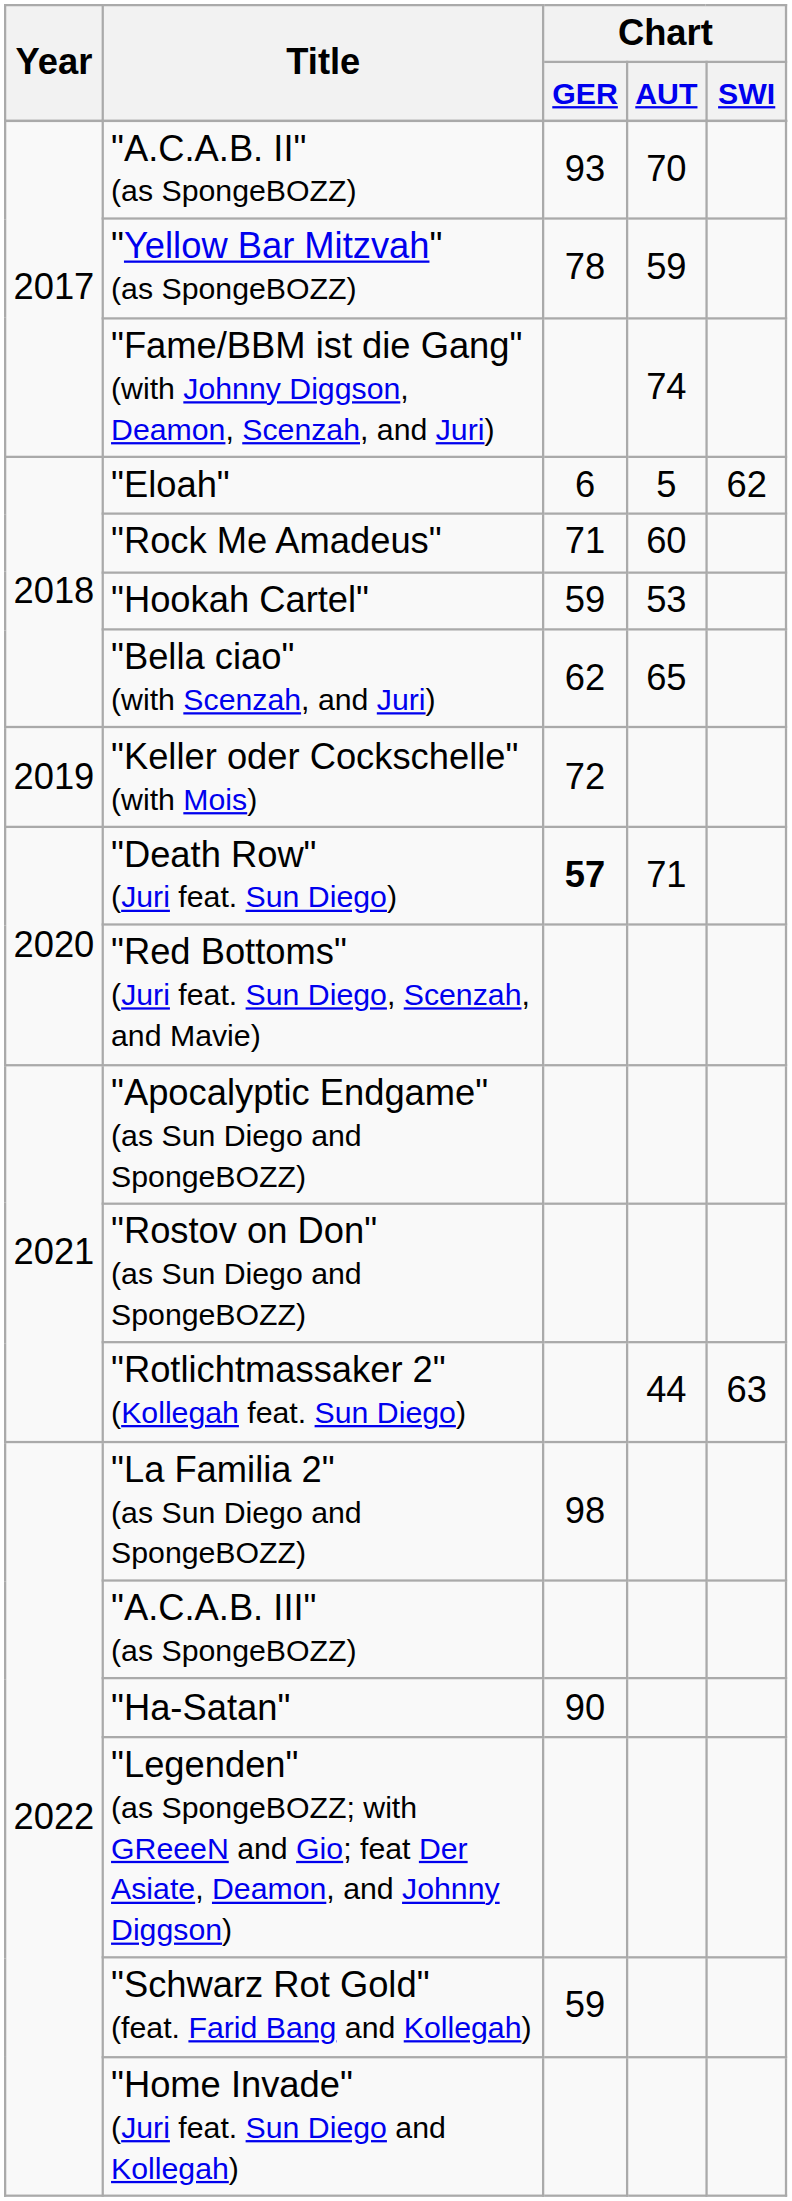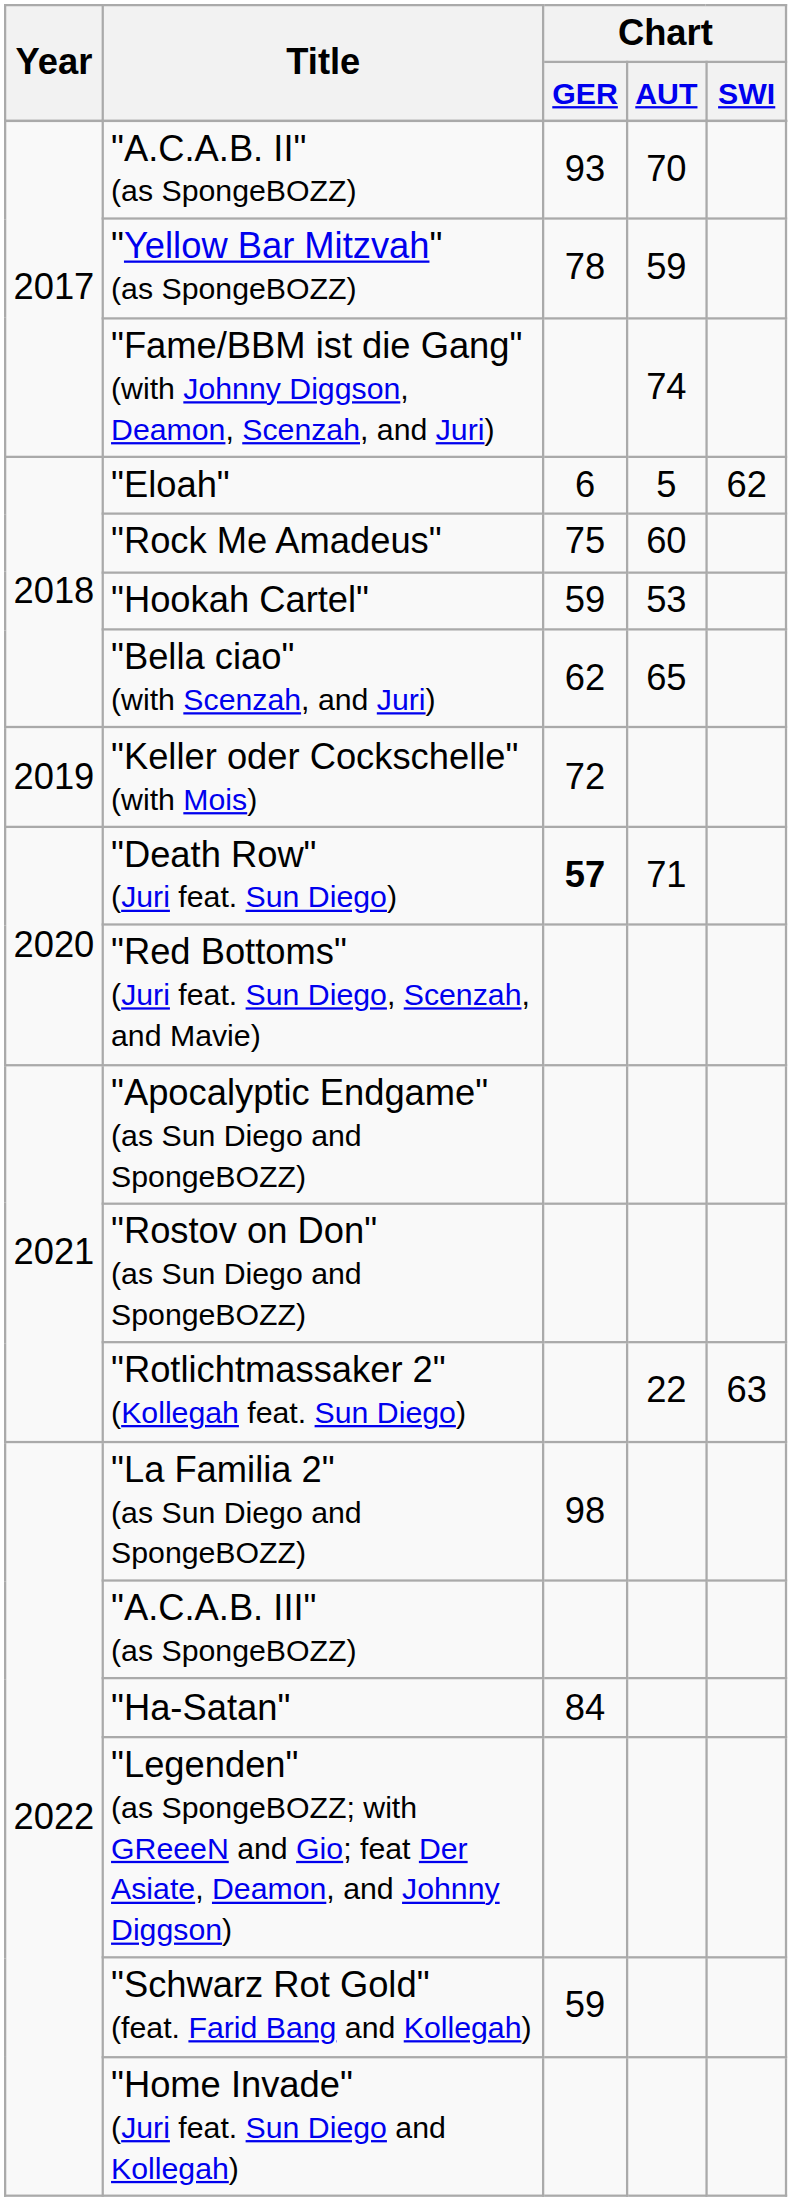(585, 542) 71 -> (585, 542) 75
(666, 1391) 44 -> (666, 1391) 22
(585, 1707) 90 -> (585, 1707) 84
